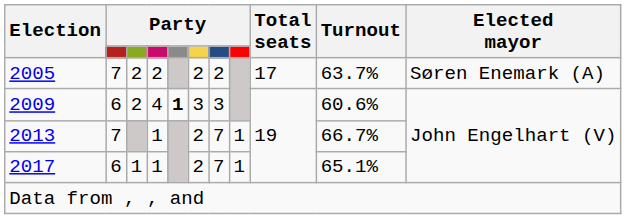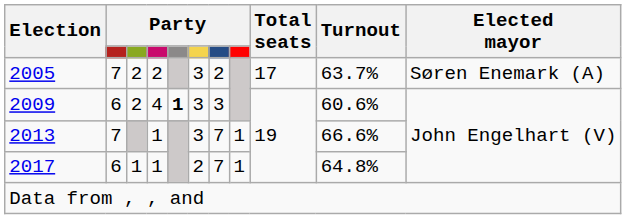(198, 74) 2 -> (198, 74) 3
(198, 136) 2 -> (198, 136) 3
(349, 136) 66.7% -> (349, 136) 66.6%
(349, 167) 65.1% -> (349, 167) 64.8%
